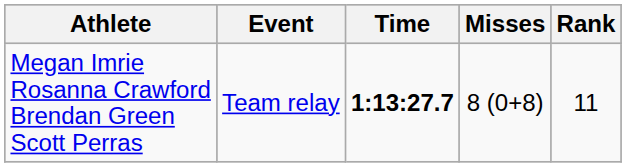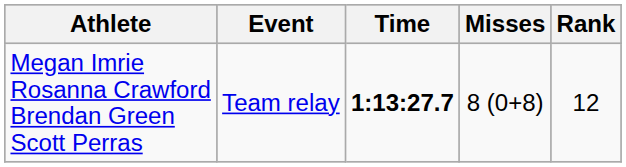(586, 102) 11 -> (586, 102) 12
